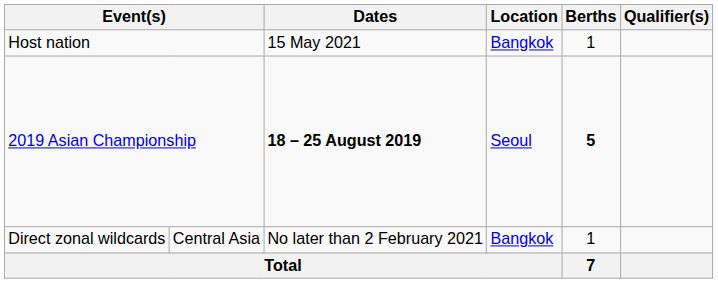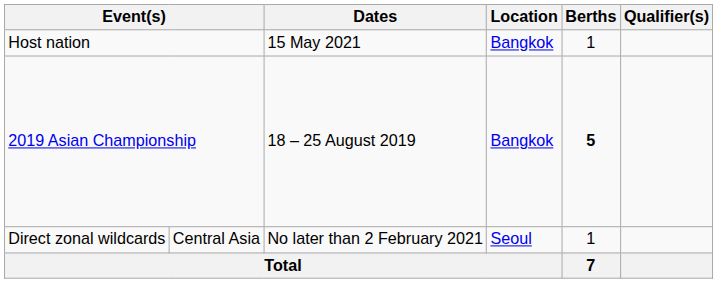(344, 141) bold -> (342, 141) normal
(511, 141) Seoul -> (522, 141) Bangkok
(522, 239) Bangkok -> (511, 239) Seoul
